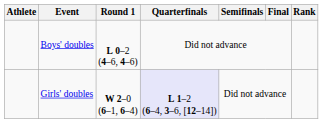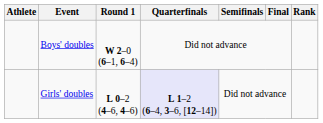(118, 56) L 0–2 (4–6, 4–6) -> (118, 56) W 2–0 (6–1, 6–4)
(118, 105) W 2–0 (6–1, 6–4) -> (118, 105) L 0–2 (4–6, 4–6)
